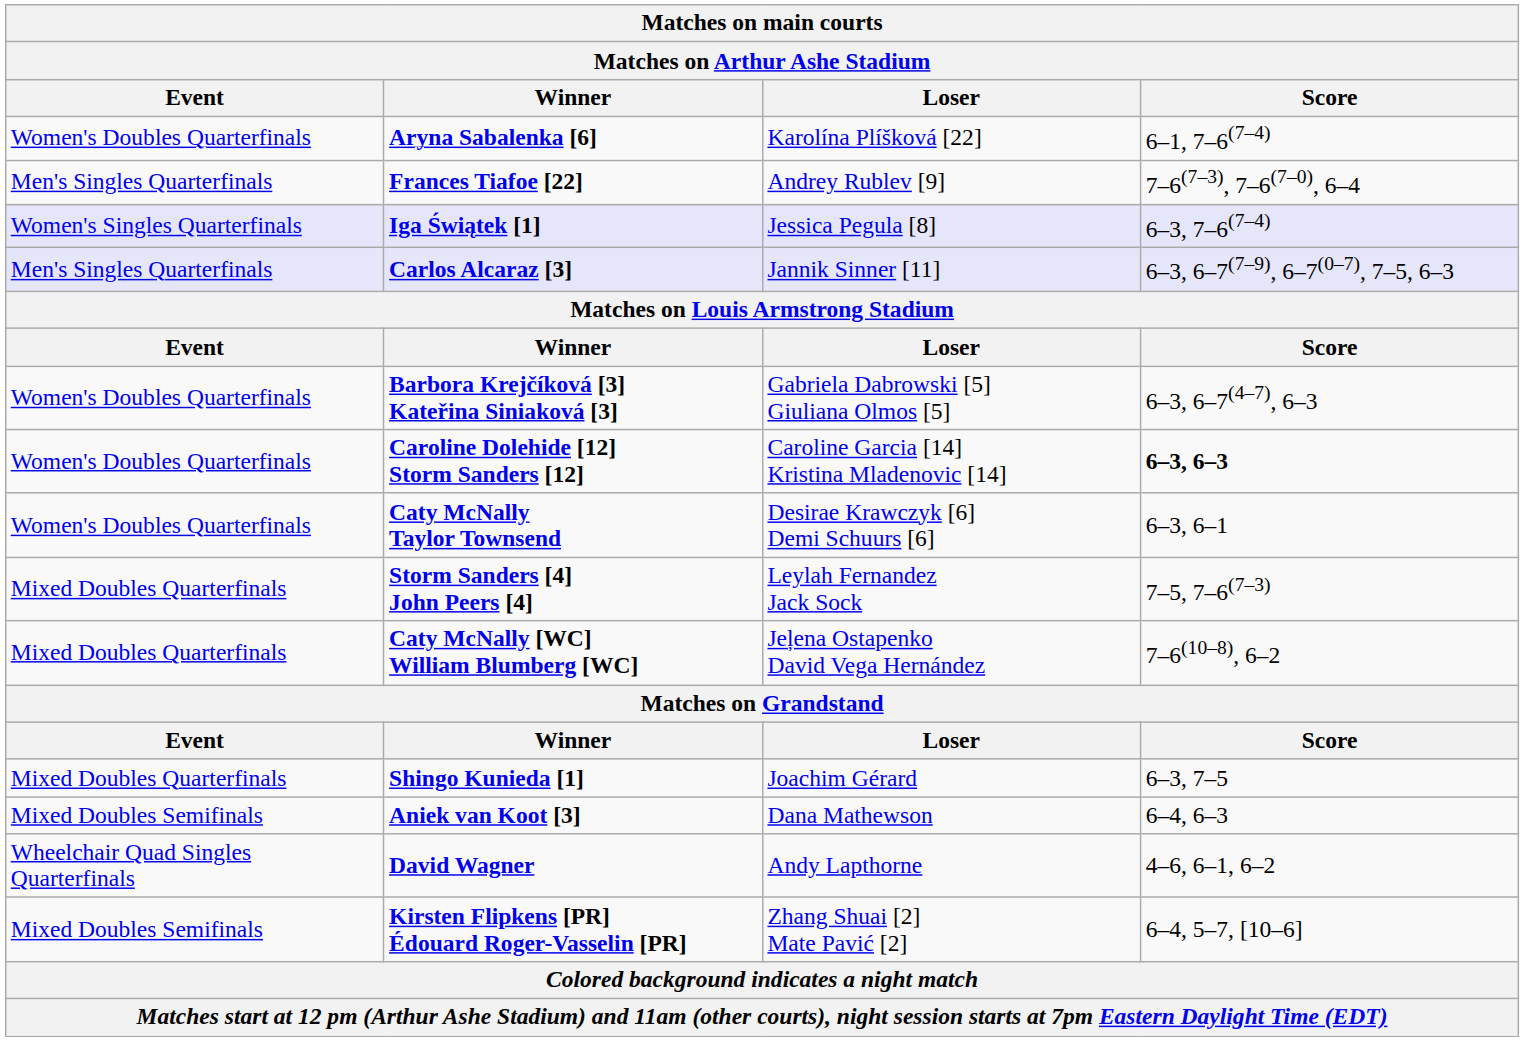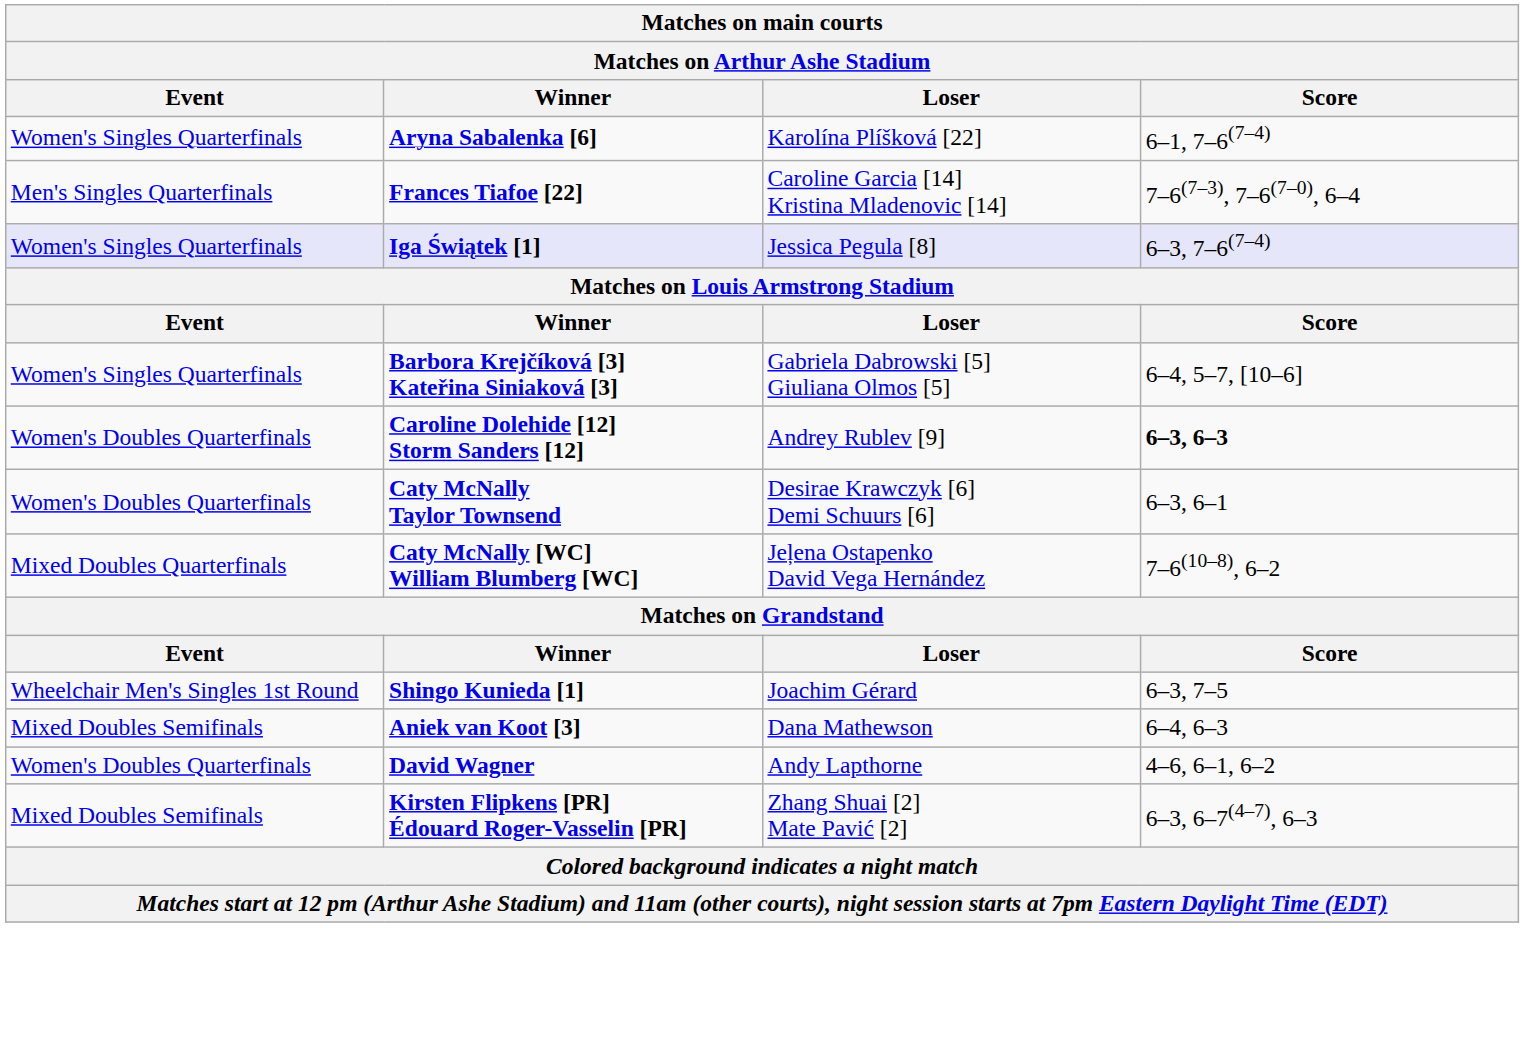(161, 138) Women's Doubles Quarterfinals -> (156, 138) Women's Singles Quarterfinals
(856, 181) Andrey Rublev [9] -> (887, 191) Caroline Garcia [14] Kristina Mladenovic [14]
- row: (481, 269)
(161, 397) Women's Doubles Quarterfinals -> (156, 373) Women's Singles Quarterfinals
(1232, 397) 6–3, 6–7(4–7), 6–3 -> (1224, 373) 6–4, 5–7, [10–6]
(887, 461) Caroline Garcia [14] Kristina Mladenovic [14] -> (856, 437) Andrey Rublev [9]
- row: (481, 588)
(149, 777) Mixed Doubles Quarterfinals -> (185, 690) Wheelchair Men's Singles 1st Round
(131, 865) Wheelchair Quad Singles Quarterfinals -> (161, 764) Women's Doubles Quarterfinals
(1224, 929) 6–4, 5–7, [10–6] -> (1232, 815) 6–3, 6–7(4–7), 6–3
